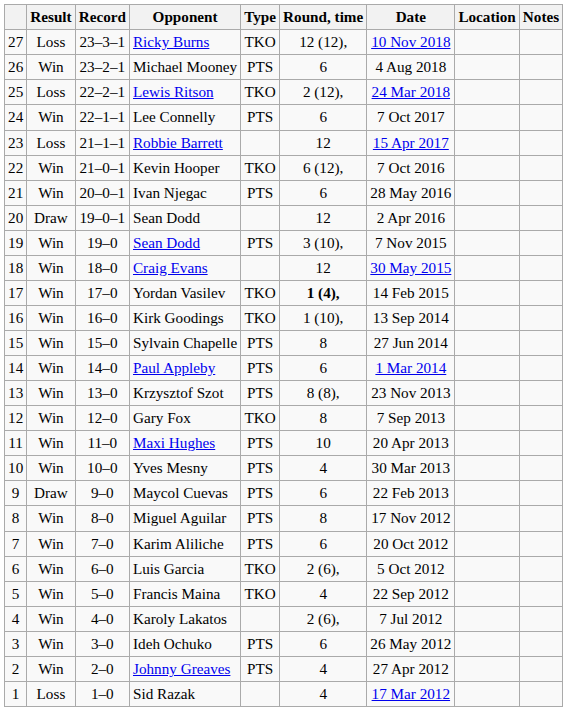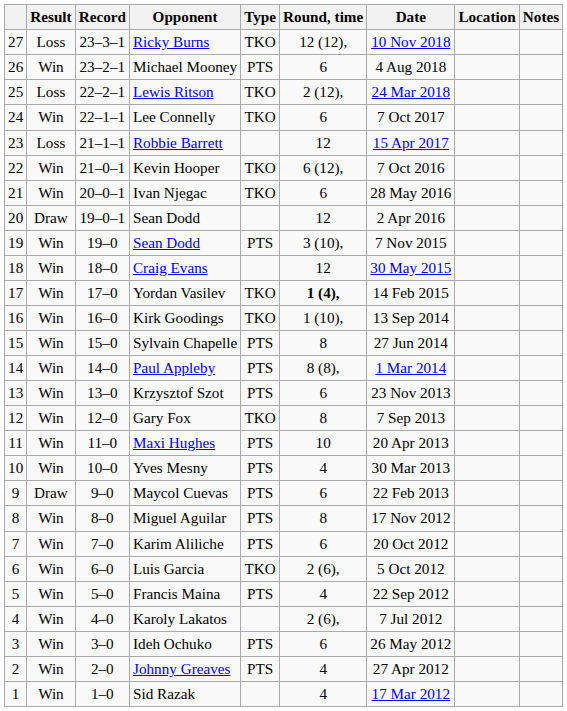(260, 117) PTS -> (260, 117) TKO
(260, 192) PTS -> (260, 192) TKO
(323, 368) 6 -> (323, 368) 8 (8),
(323, 393) 8 (8), -> (323, 393) 6
(260, 593) TKO -> (260, 593) PTS
(51, 693) Loss -> (51, 693) Win
